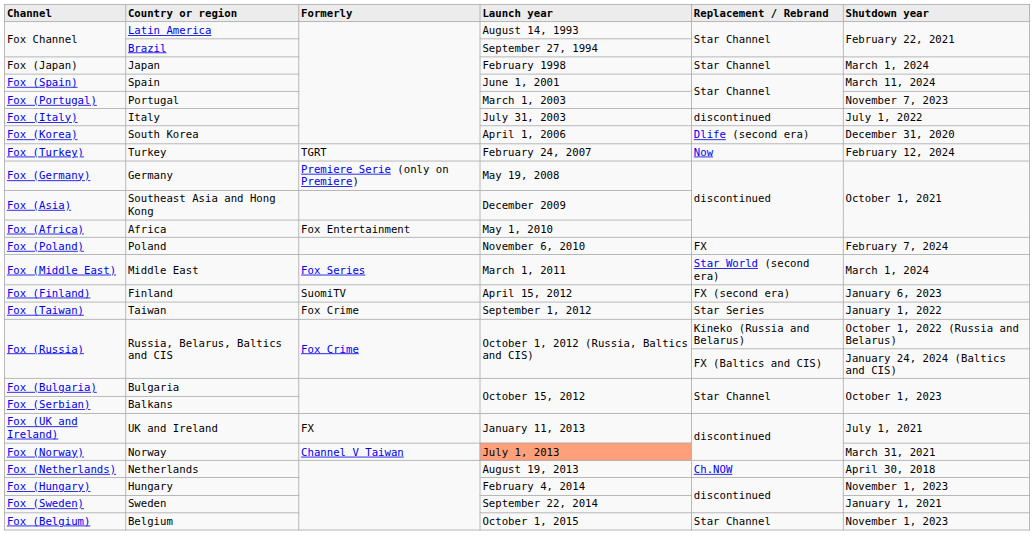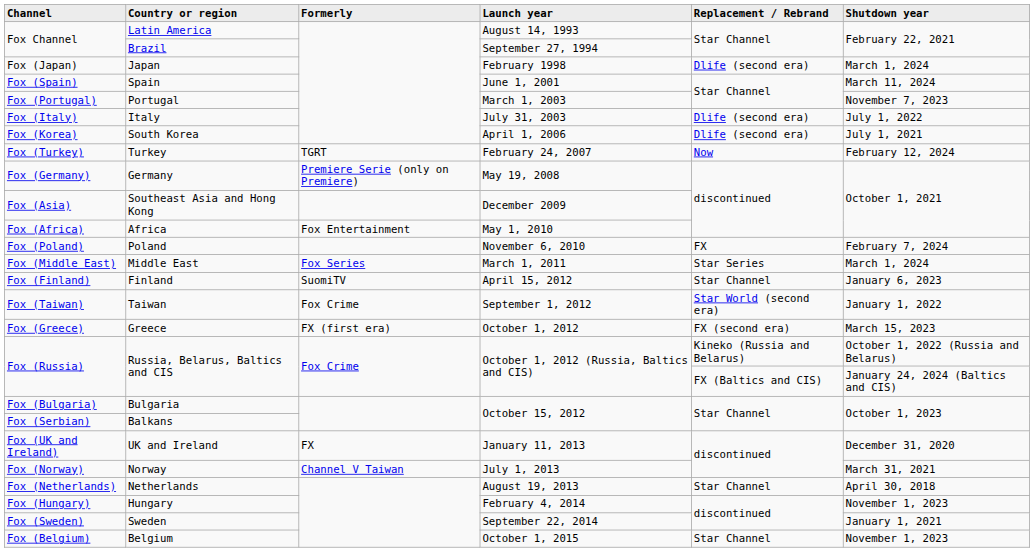(732, 65) Star Channel -> (752, 65) Dlife (second era)
(732, 117) discontinued -> (752, 117) Dlife (second era)
(900, 135) December 31, 2020 -> (884, 135) July 1, 2021
(752, 270) Star World (second era) -> (729, 264) Star Series
(742, 293) FX (second era) -> (732, 281) Star Channel
(729, 311) Star Series -> (752, 304) Star World (second era)
+ row: (45, 328)
(884, 428) July 1, 2021 -> (900, 446) December 31, 2020
(521, 452) lightsalmon background -> (521, 469) no background
(713, 469) Ch.NOW -> (732, 486) Star Channel
